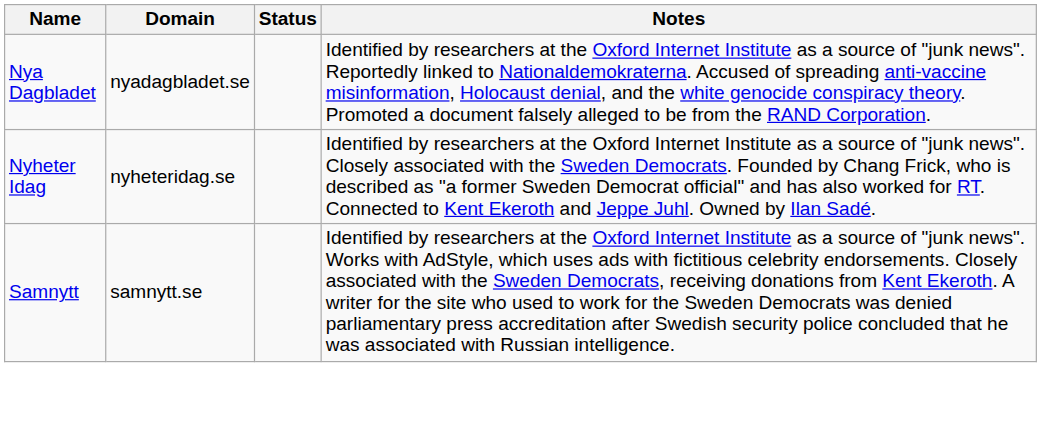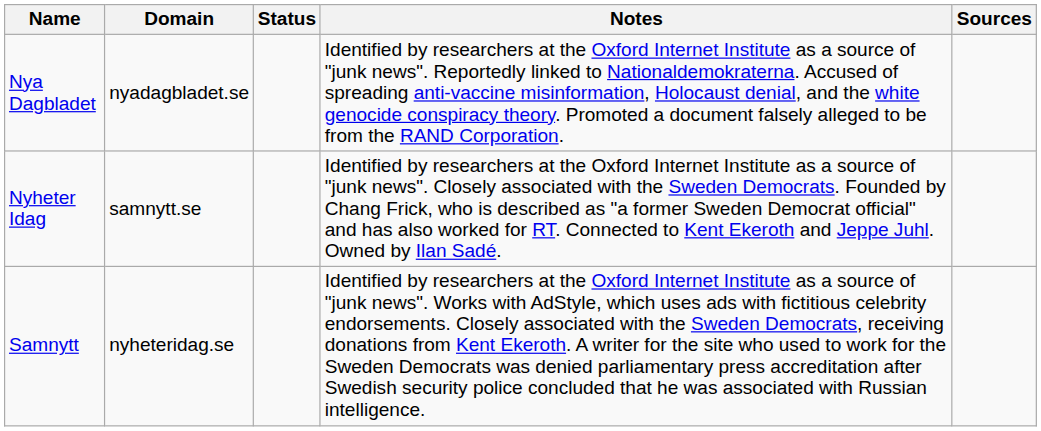+ column: (994, 19)
(173, 176) nyheteridag.se -> (155, 208) samnytt.se
(156, 292) samnytt.se -> (172, 345) nyheteridag.se
